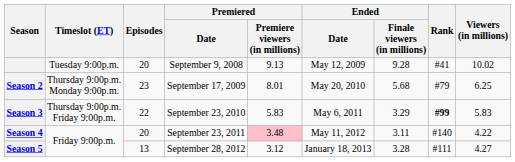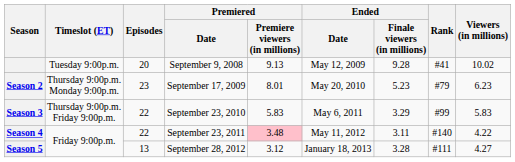(401, 86) 5.68 -> (401, 86) 5.23
(483, 86) 6.25 -> (483, 86) 6.23
(442, 112) bold -> (442, 112) normal
(144, 133) 20 -> (144, 133) 22
